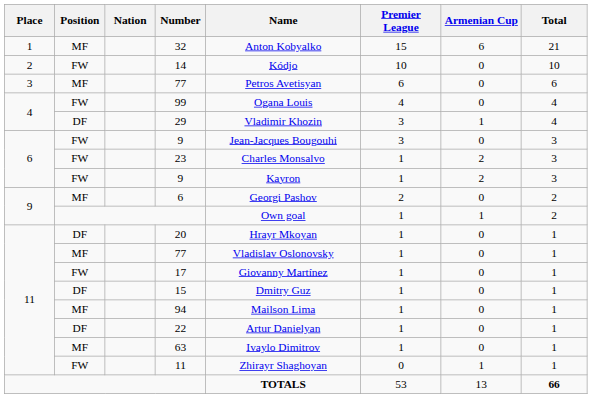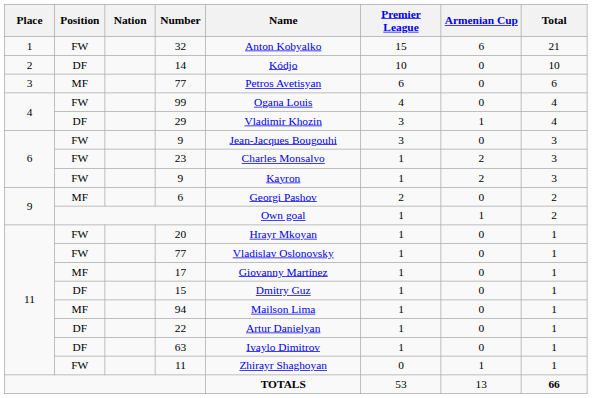(80, 46) MF -> (80, 46) FW
(80, 65) FW -> (80, 65) DF
(80, 234) DF -> (80, 234) FW
(80, 253) MF -> (80, 253) FW
(80, 271) FW -> (80, 271) MF
(80, 347) MF -> (80, 347) DF
